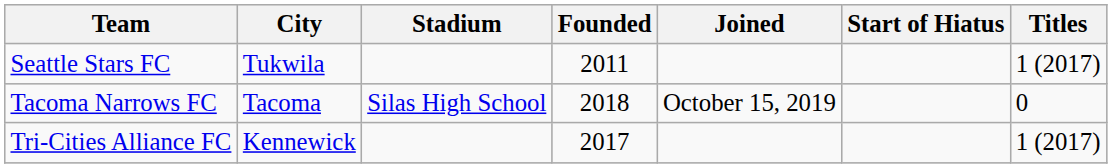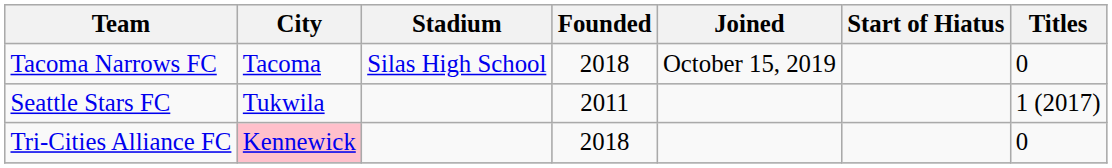rows swapped: (90, 63) <-> (114, 102)
(299, 142) no background -> (299, 142) pink background
(605, 142) 2017 -> (605, 142) 2018
(1058, 142) 1 (2017) -> (1022, 142) 0
